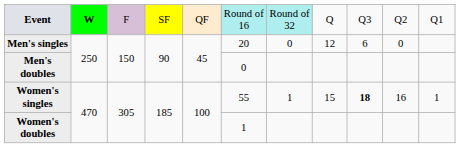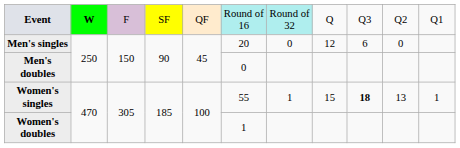(401, 97) 16 -> (401, 97) 13
